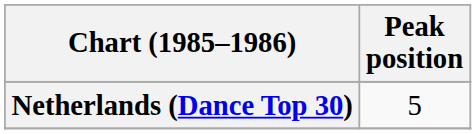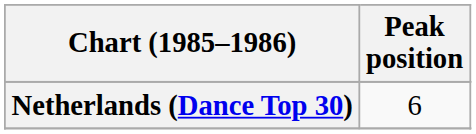(415, 104) 5 -> (415, 104) 6
